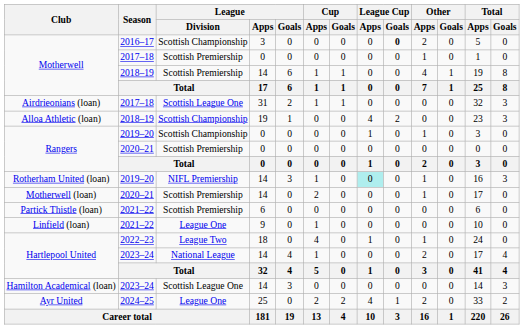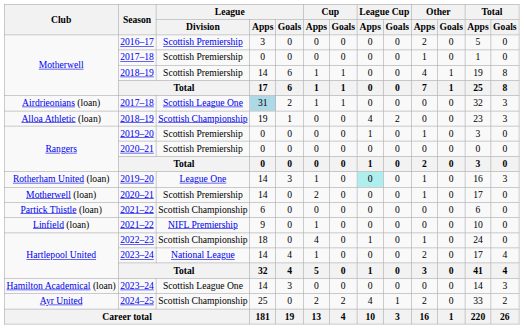(203, 42) Scottish Championship -> (203, 42) Scottish Premiership
(397, 42) bold -> (397, 42) normal
(263, 103) no background -> (263, 103) lightblue background
(203, 133) Scottish Championship -> (203, 133) Scottish Premiership
(203, 179) NIFL Premiership -> (203, 179) League One
(203, 210) Scottish Premiership -> (203, 210) Scottish Championship
(203, 225) League One -> (203, 225) NIFL Premiership
(203, 240) League Two -> (203, 240) Scottish Championship
(203, 301) League One -> (203, 301) Scottish Championship
